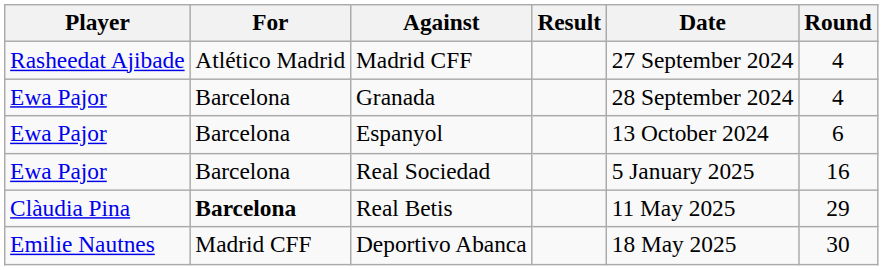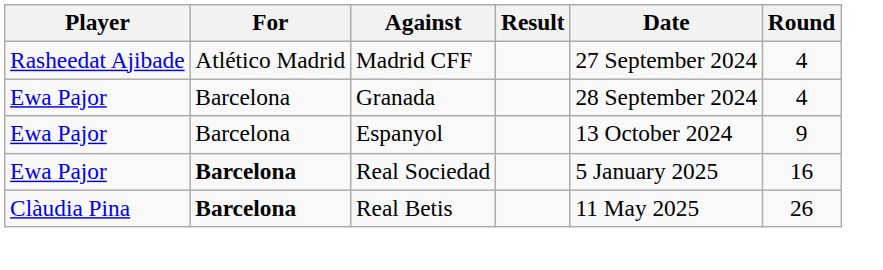(838, 134) 6 -> (802, 134) 9
(243, 171) normal -> (246, 171) bold
(838, 208) 29 -> (802, 208) 26
- row: (441, 245)
